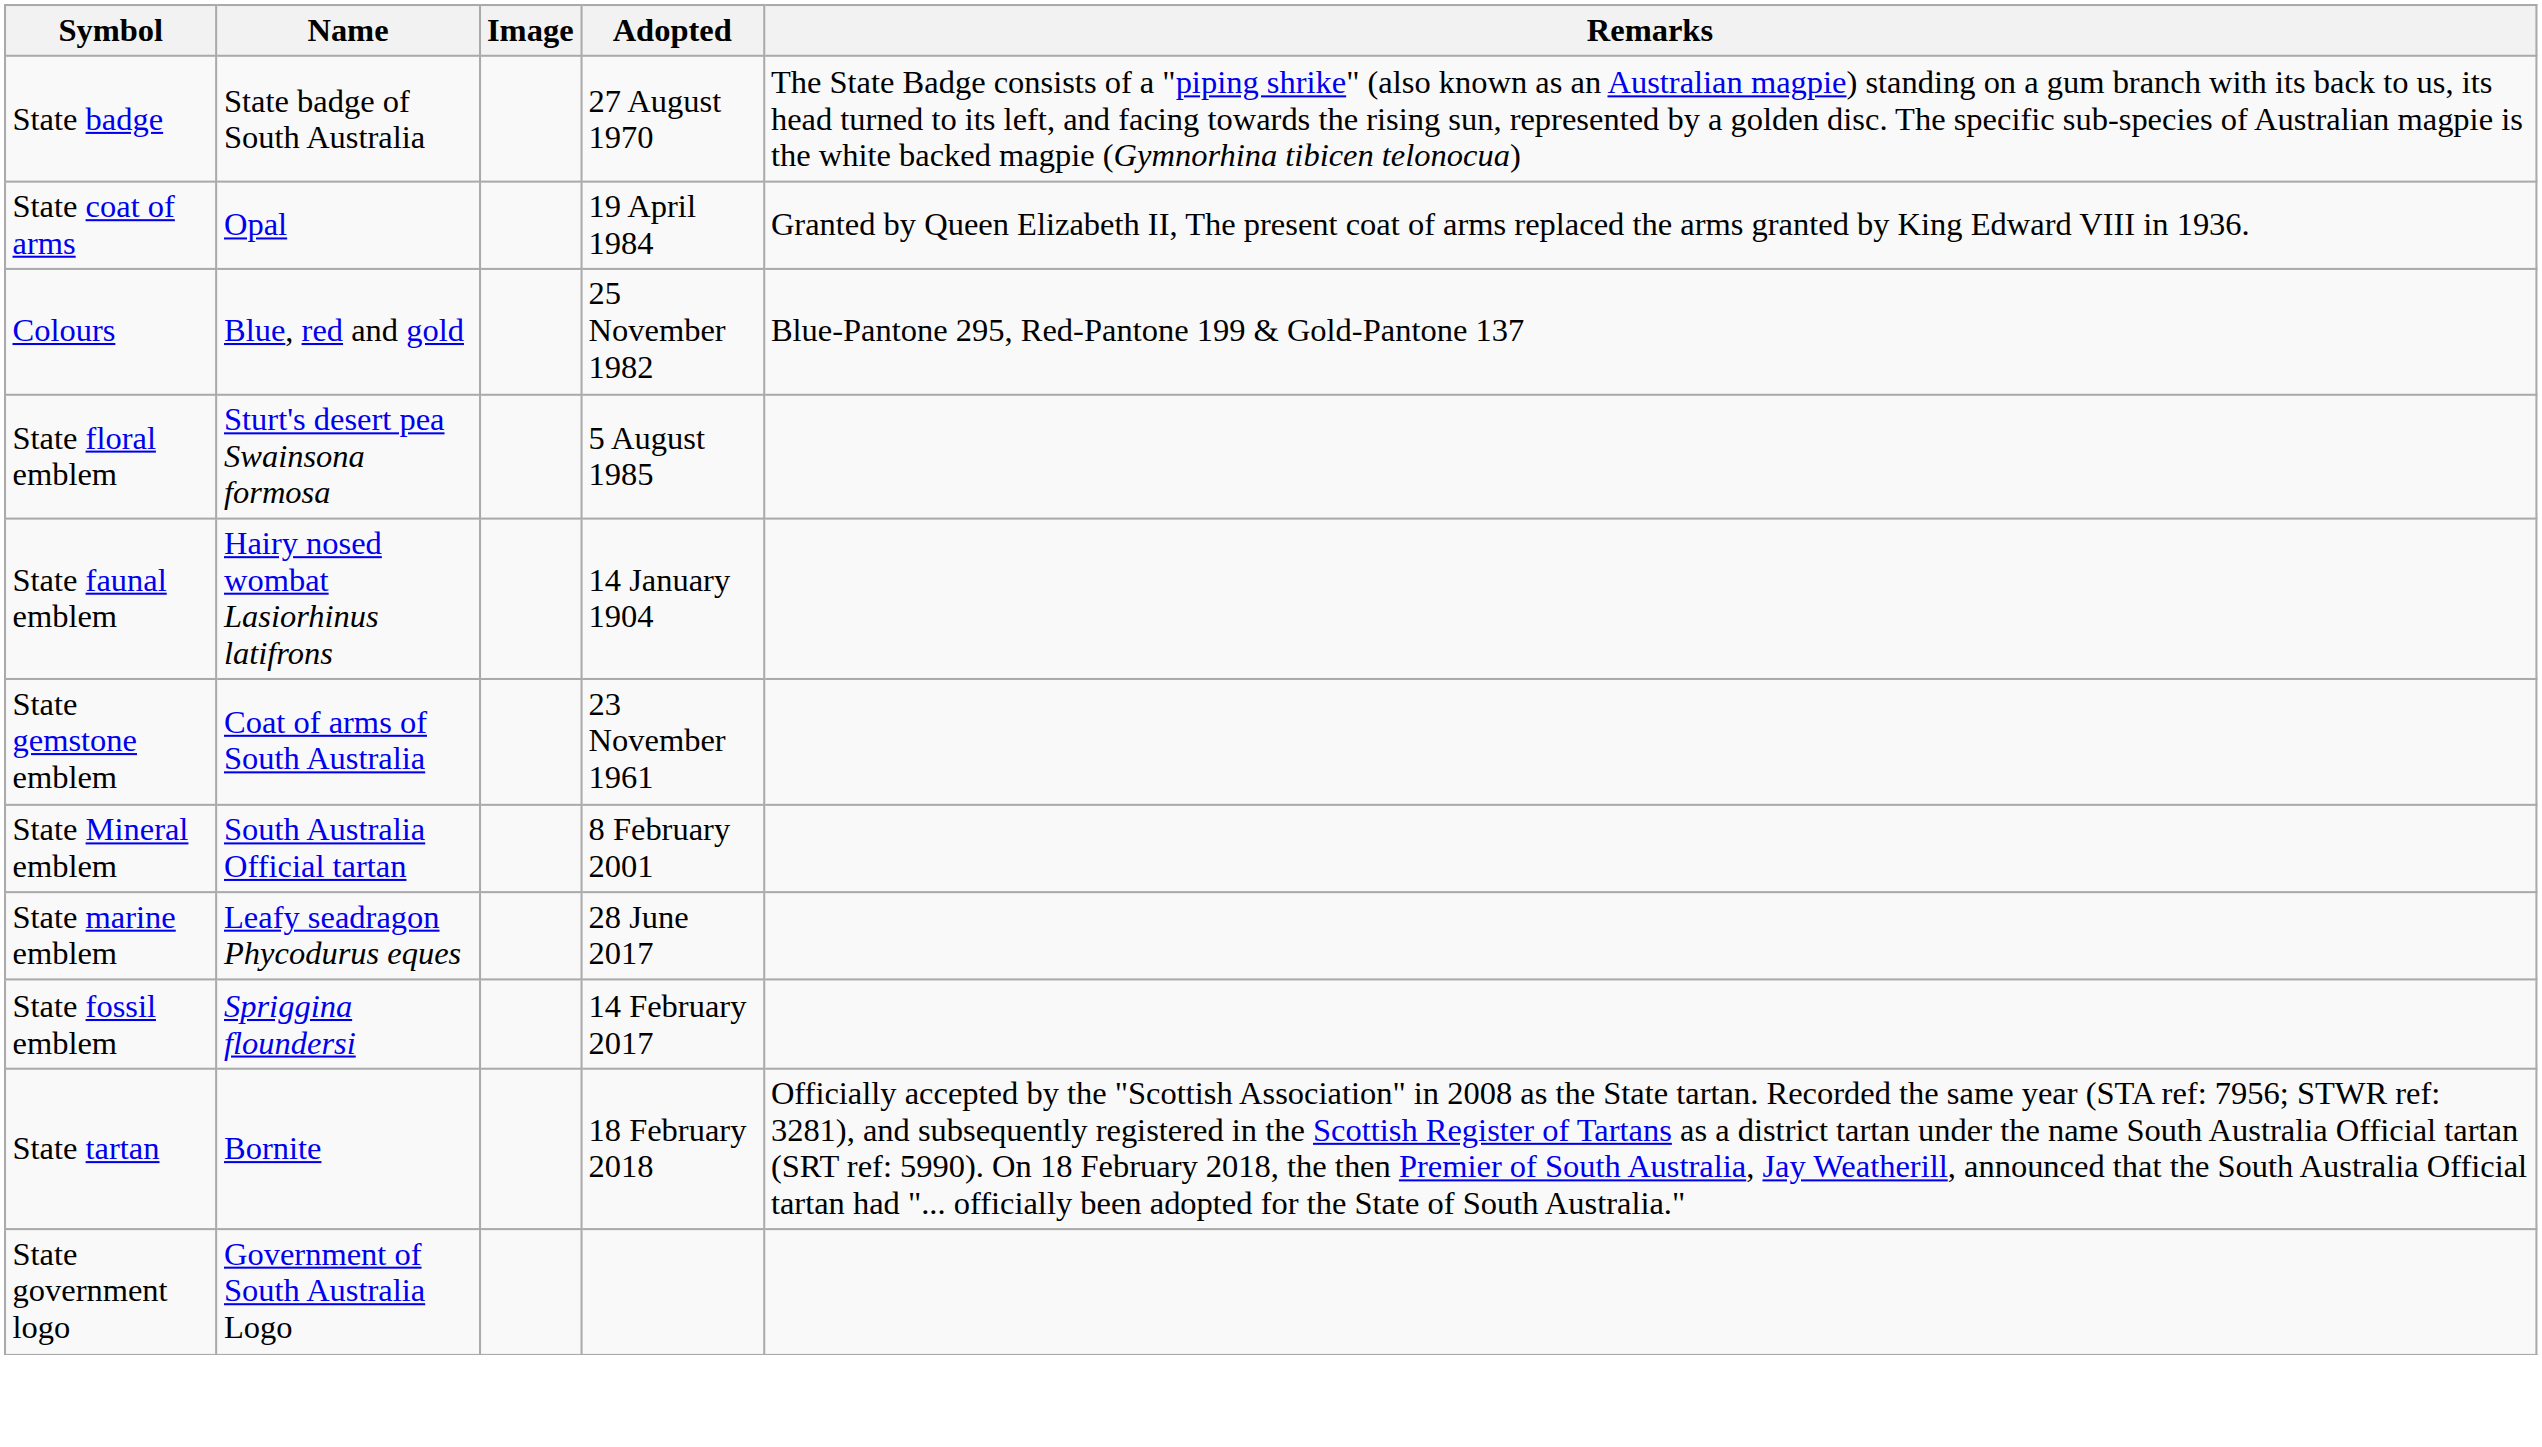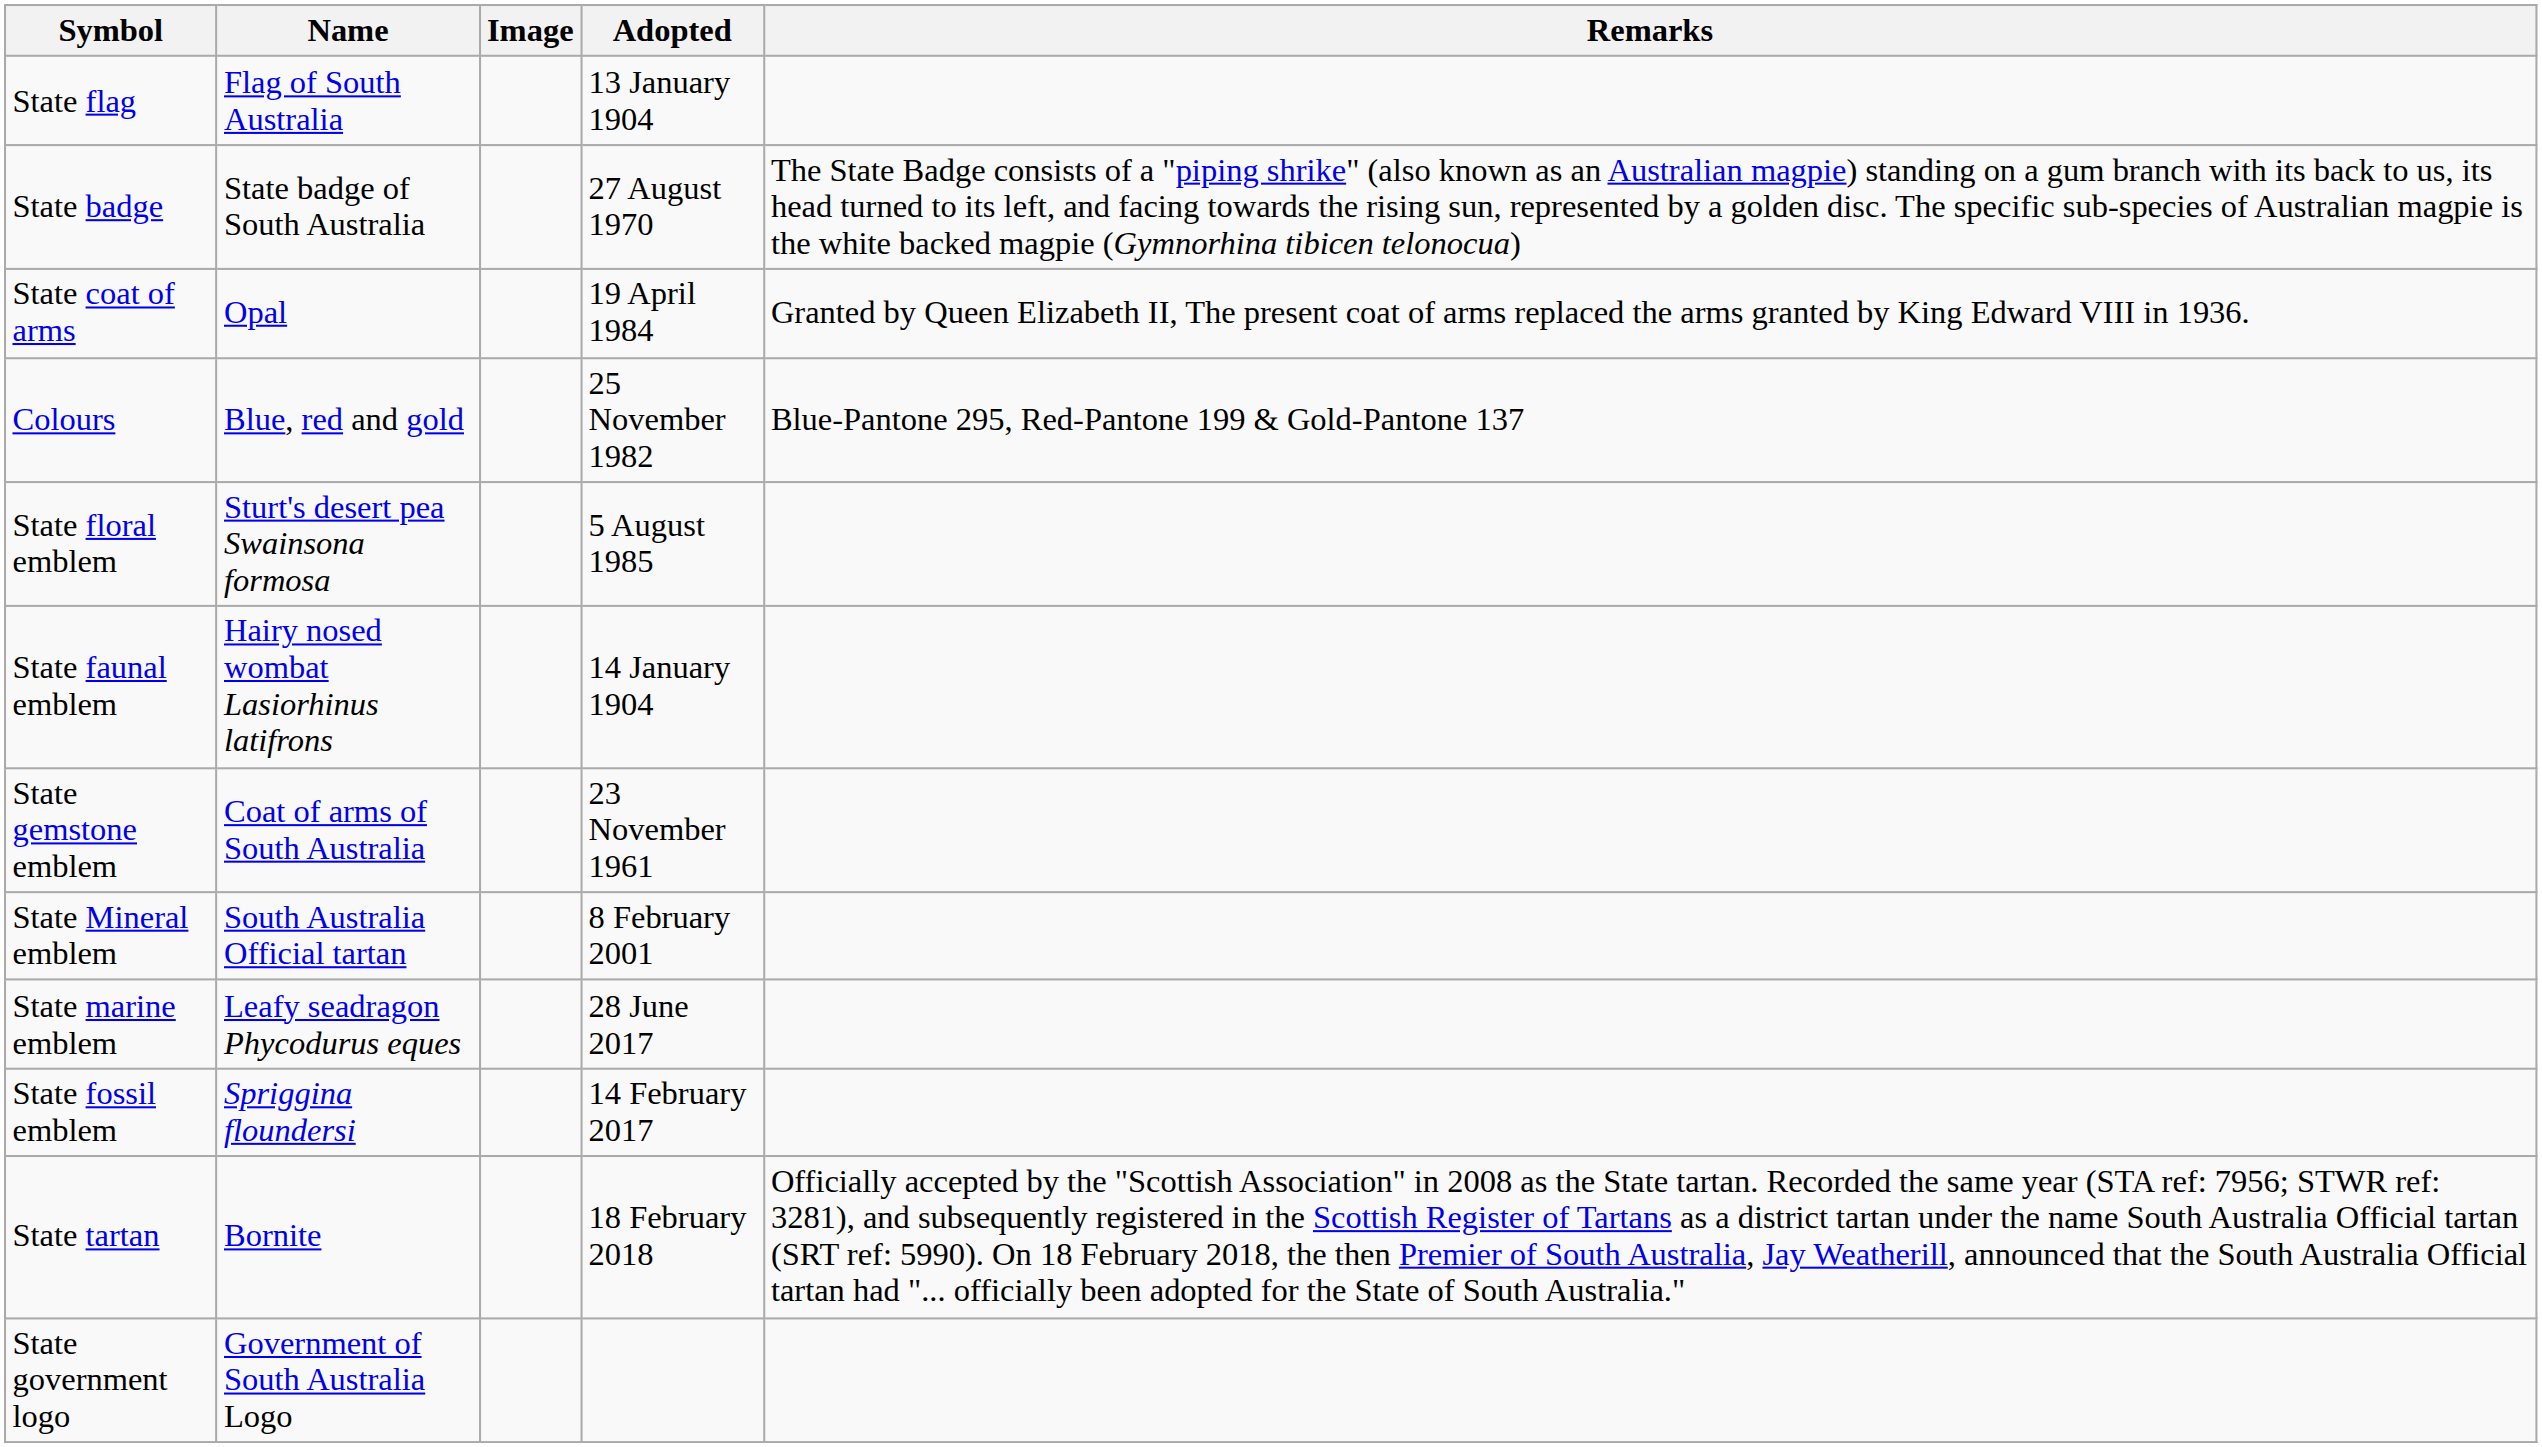+ row: (74, 100)
